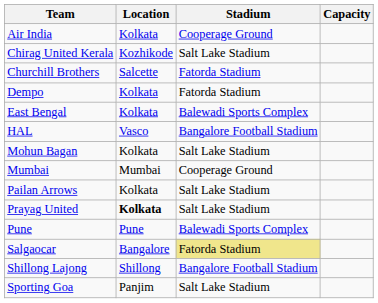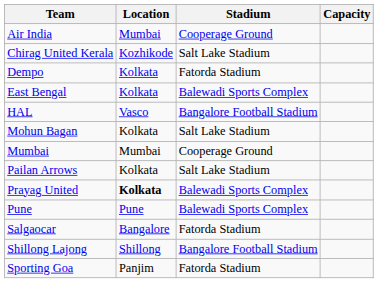(138, 33) Kolkata -> (140, 33) Mumbai
- row: (53, 72)
(224, 209) Salt Lake Stadium -> (243, 190) Balewadi Sports Complex
(220, 248) khaki background -> (220, 229) no background
(224, 287) Salt Lake Stadium -> (220, 268) Fatorda Stadium
